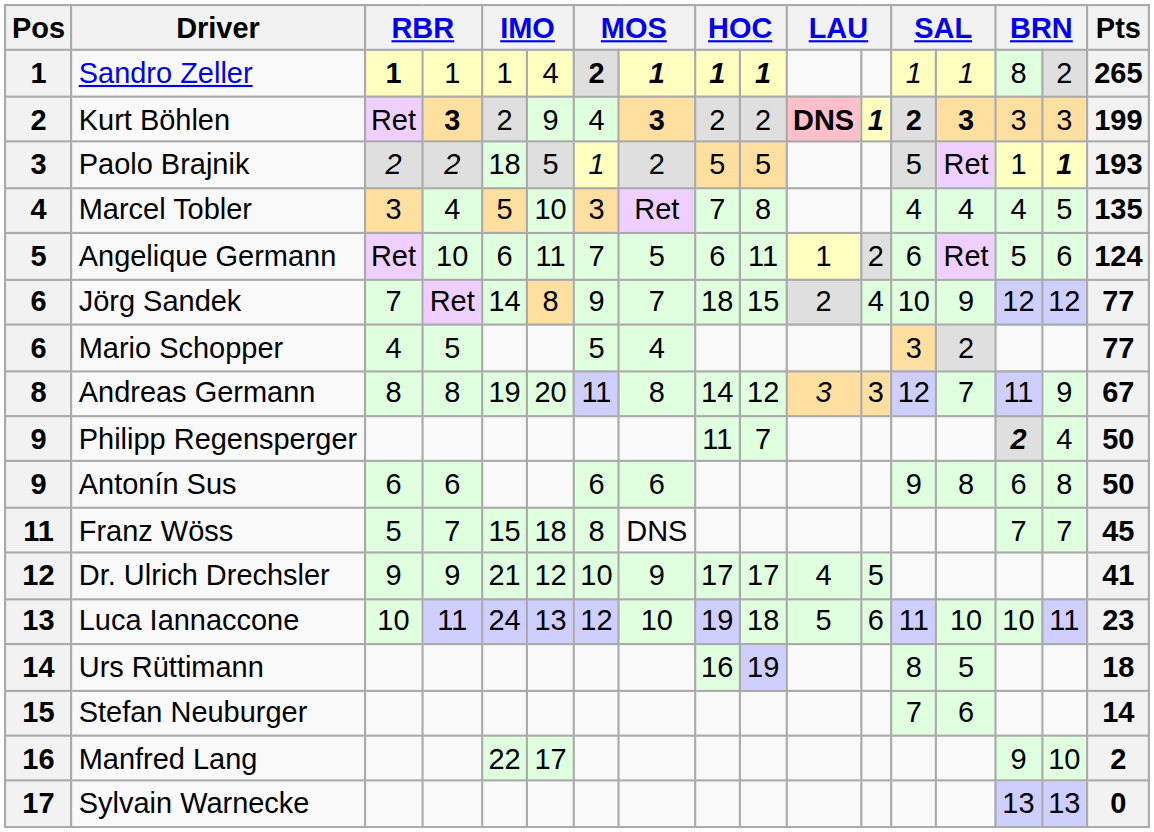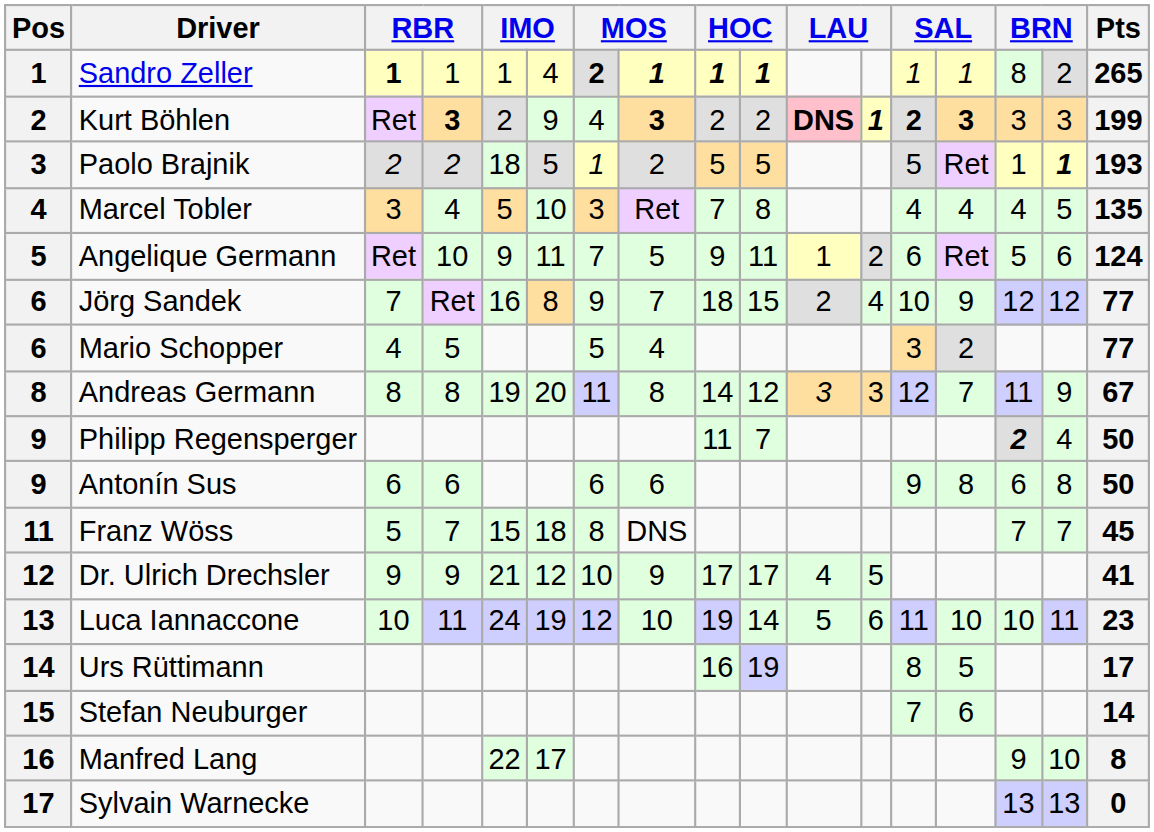(505, 256) 6 -> (505, 256) 9
(717, 256) 6 -> (717, 256) 9
(505, 301) 14 -> (505, 301) 16
(551, 621) 13 -> (551, 621) 19
(763, 621) 18 -> (763, 621) 14
(1118, 667) 18 -> (1118, 667) 17
(1118, 758) 2 -> (1118, 758) 8
